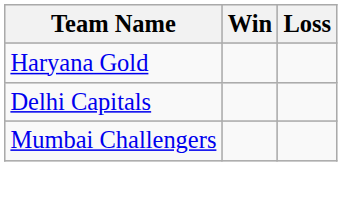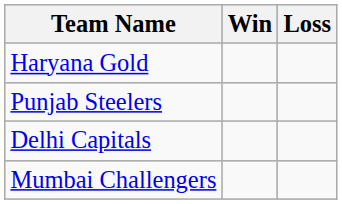+ row: (86, 101)
